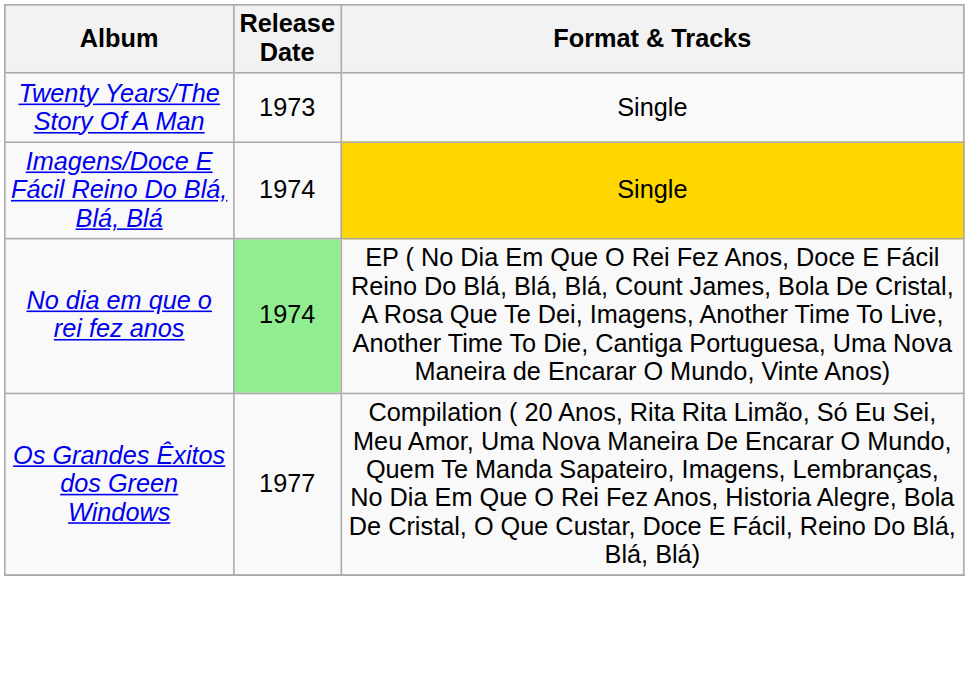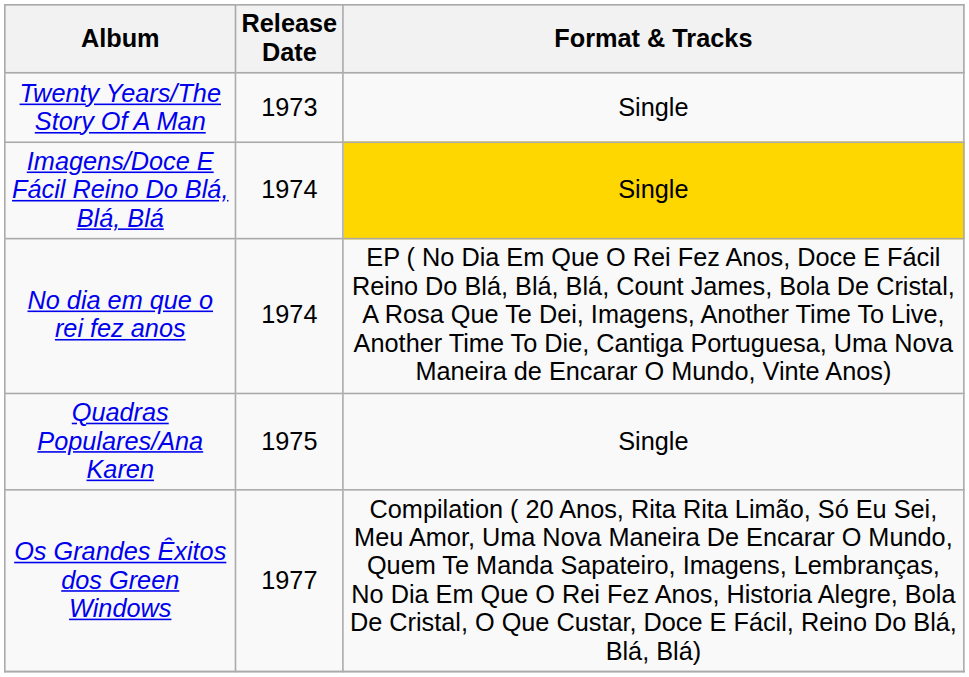(287, 315) lightgreen background -> (289, 315) no background
+ row: (120, 440)
